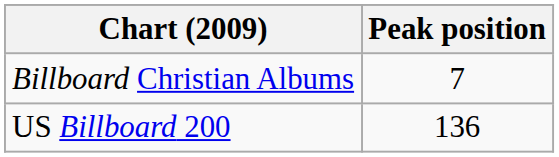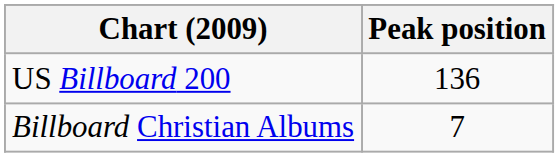rows swapped: (121, 126) <-> (183, 77)
